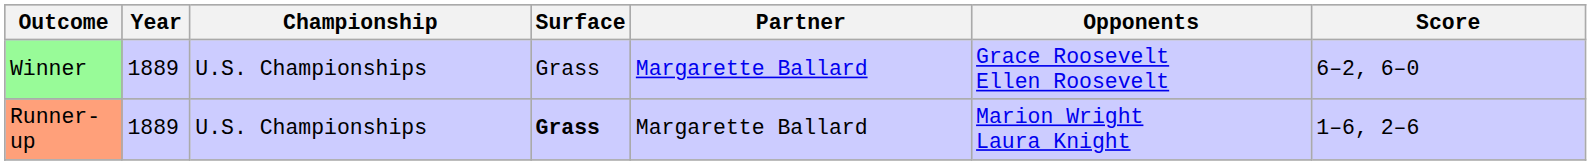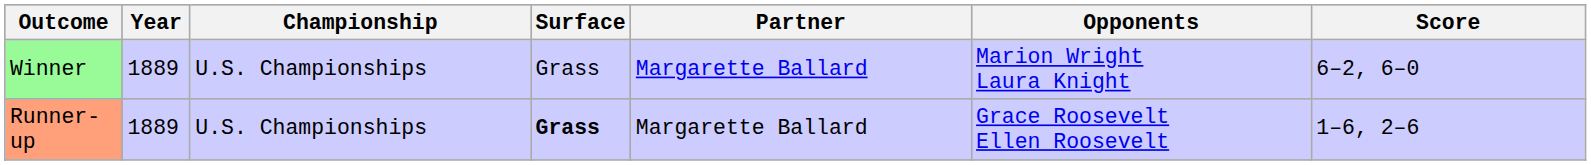(1073, 70) Grace Roosevelt Ellen Roosevelt -> (1060, 70) Marion Wright Laura Knight
(1060, 129) Marion Wright Laura Knight -> (1073, 129) Grace Roosevelt Ellen Roosevelt
